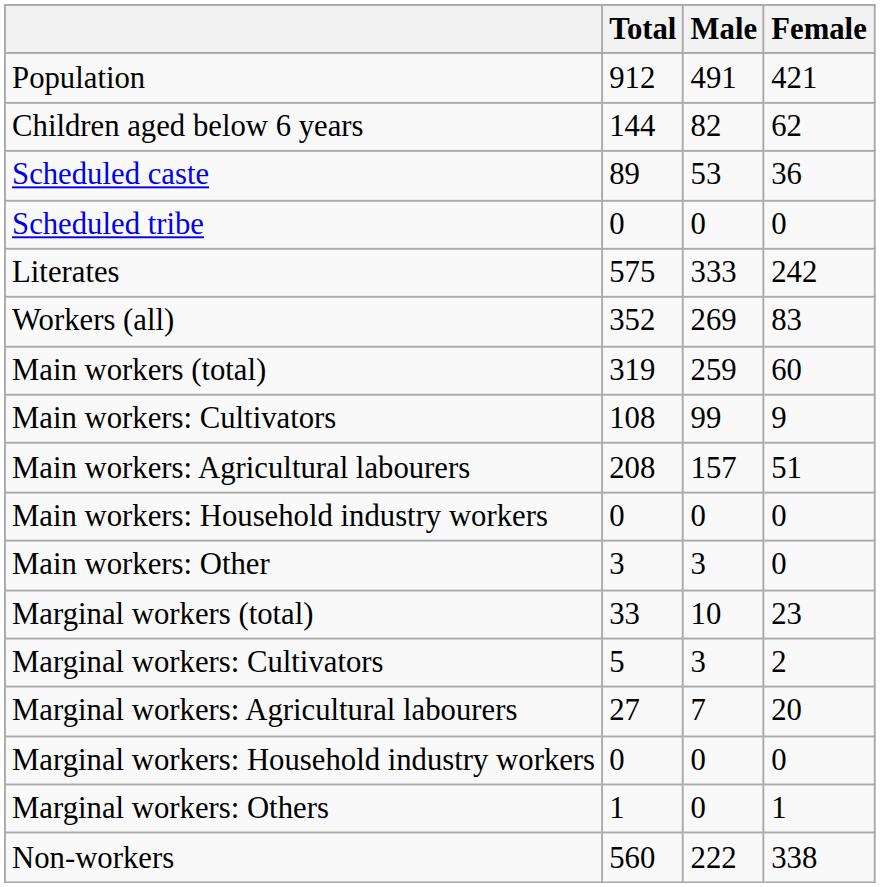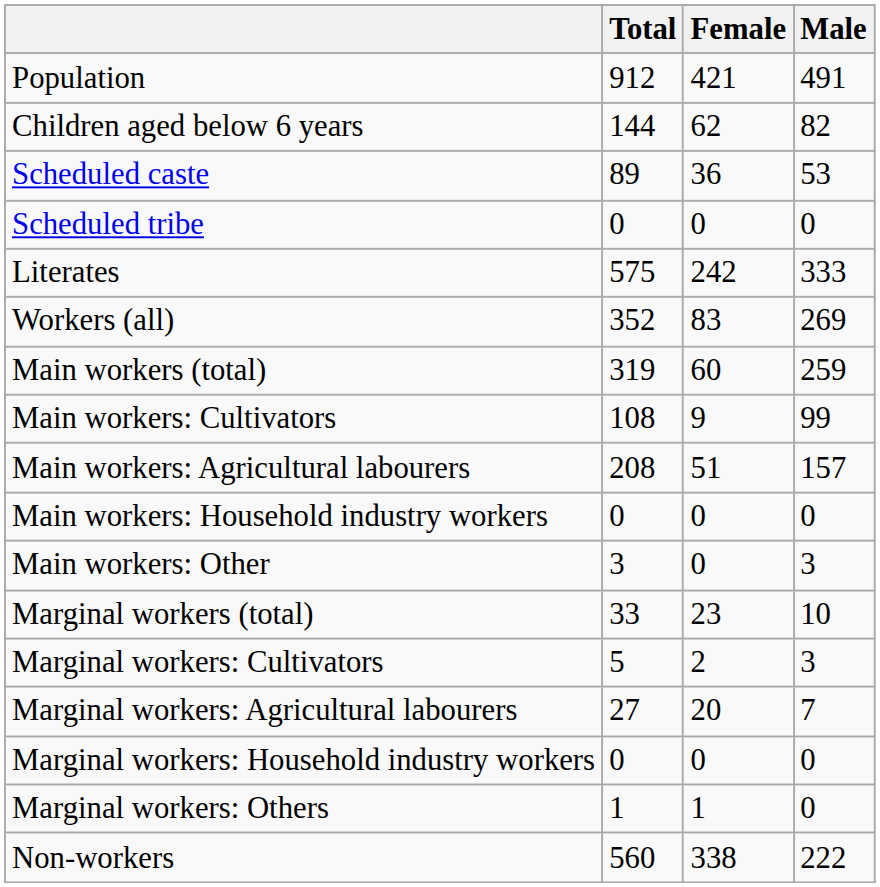columns swapped: (724, 28) <-> (819, 28)
